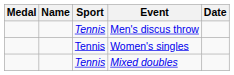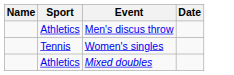- column: (22, 13)
(90, 29) Tennis -> (60, 29) Athletics
(90, 63) Tennis -> (60, 63) Athletics
